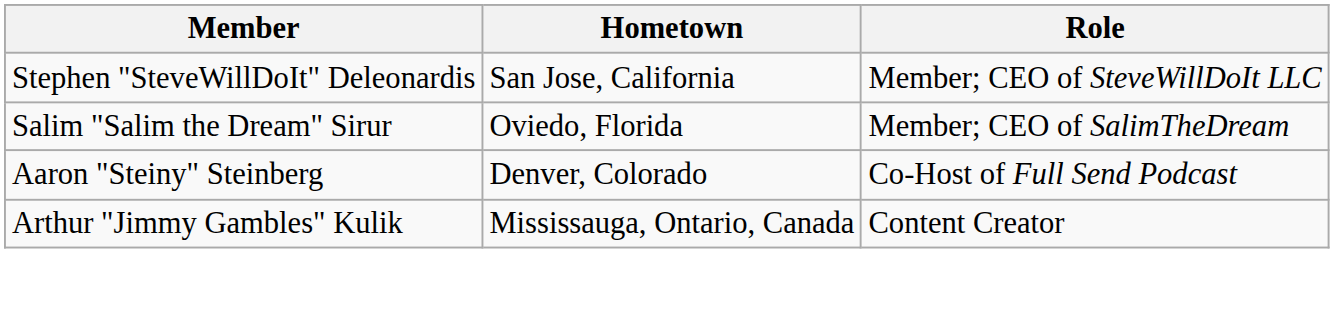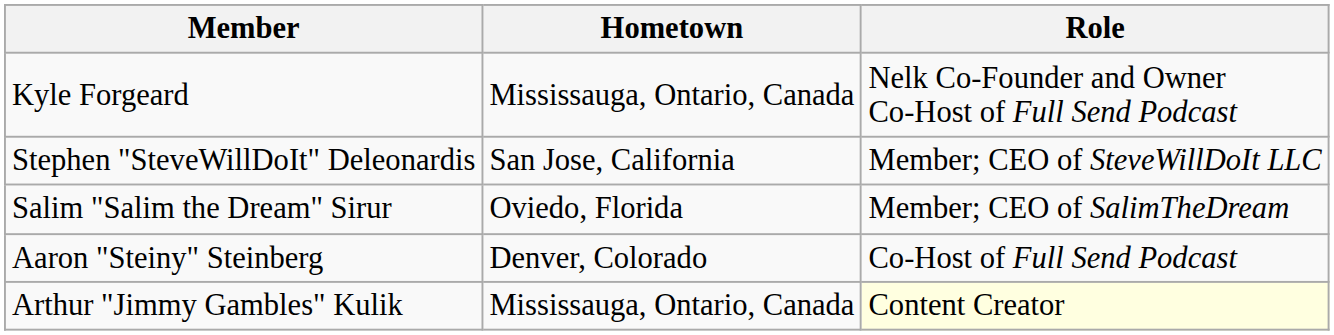+ row: (100, 94)
(967, 222) no background -> (967, 305) lightyellow background
